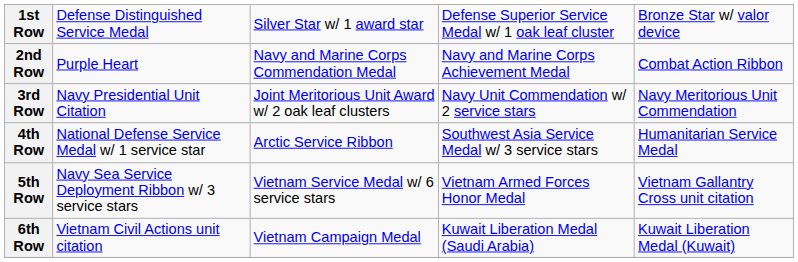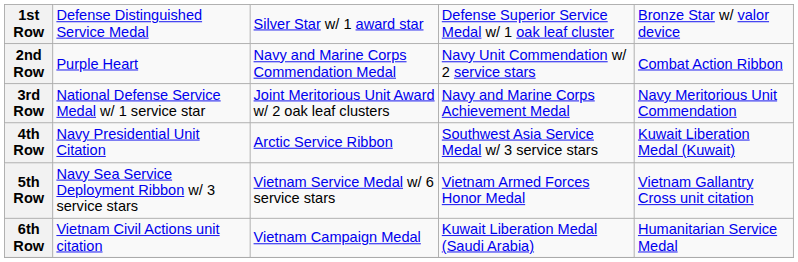(518, 63) Navy and Marine Corps Achievement Medal -> (534, 63) Navy Unit Commendation w/ 2 service stars
(128, 103) Navy Presidential Unit Citation -> (139, 103) National Defense Service Medal w/ 1 service star
(534, 103) Navy Unit Commendation w/ 2 service stars -> (518, 103) Navy and Marine Corps Achievement Medal
(139, 142) National Defense Service Medal w/ 1 service star -> (128, 142) Navy Presidential Unit Citation
(708, 142) Humanitarian Service Medal -> (694, 142) Kuwait Liberation Medal (Kuwait)
(694, 237) Kuwait Liberation Medal (Kuwait) -> (708, 237) Humanitarian Service Medal
